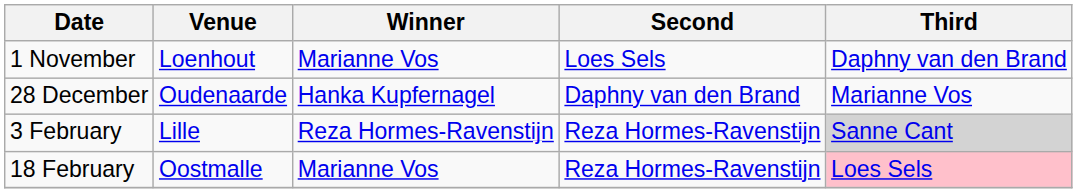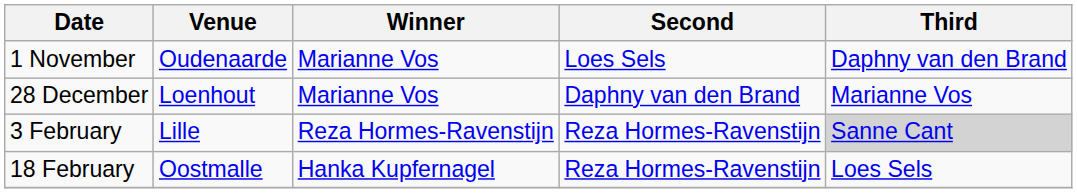(207, 59) Loenhout -> (223, 59) Oudenaarde
(223, 95) Oudenaarde -> (207, 95) Loenhout
(396, 95) Hanka Kupfernagel -> (368, 95) Marianne Vos
(368, 168) Marianne Vos -> (396, 168) Hanka Kupfernagel
(882, 168) pink background -> (882, 168) no background
